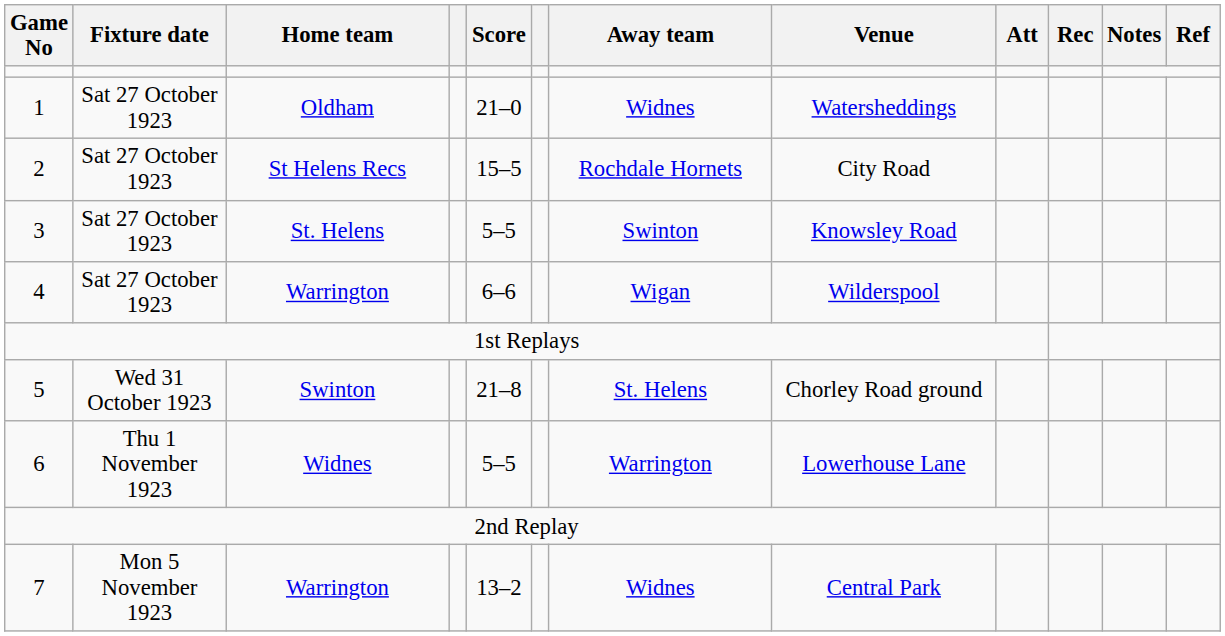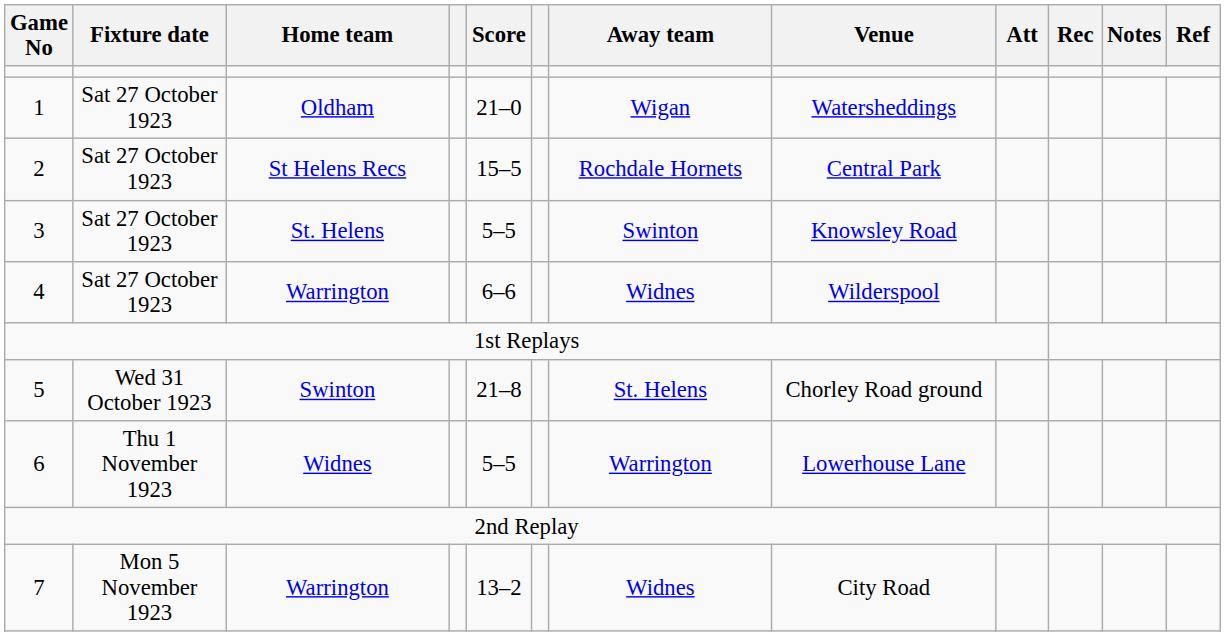(660, 107) Widnes -> (660, 107) Wigan
(884, 168) City Road -> (884, 168) Central Park
(660, 292) Wigan -> (660, 292) Widnes
(884, 587) Central Park -> (884, 587) City Road
